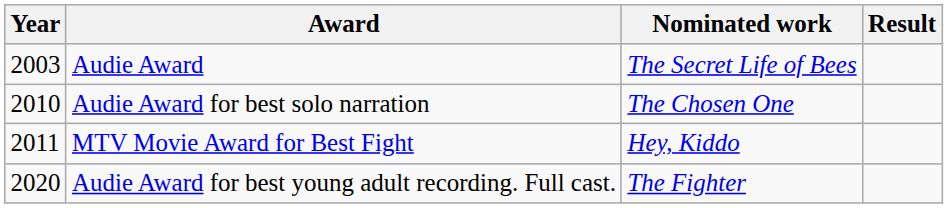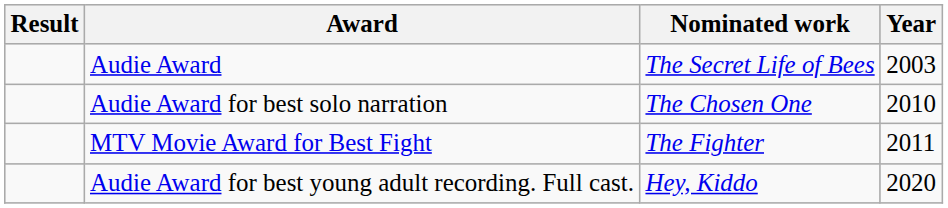columns swapped: (35, 24) <-> (902, 24)
(684, 143) Hey, Kiddo -> (705, 143) The Fighter
(687, 182) The Fighter -> (702, 182) Hey, Kiddo
